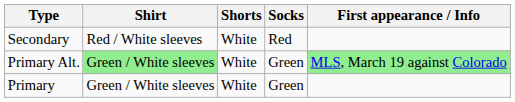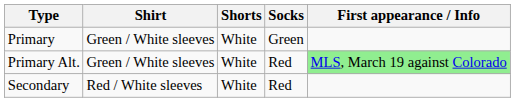rows swapped: (31, 85) <-> (39, 39)
(150, 62) lightgreen background -> (150, 62) no background
(286, 62) Green -> (280, 62) Red
